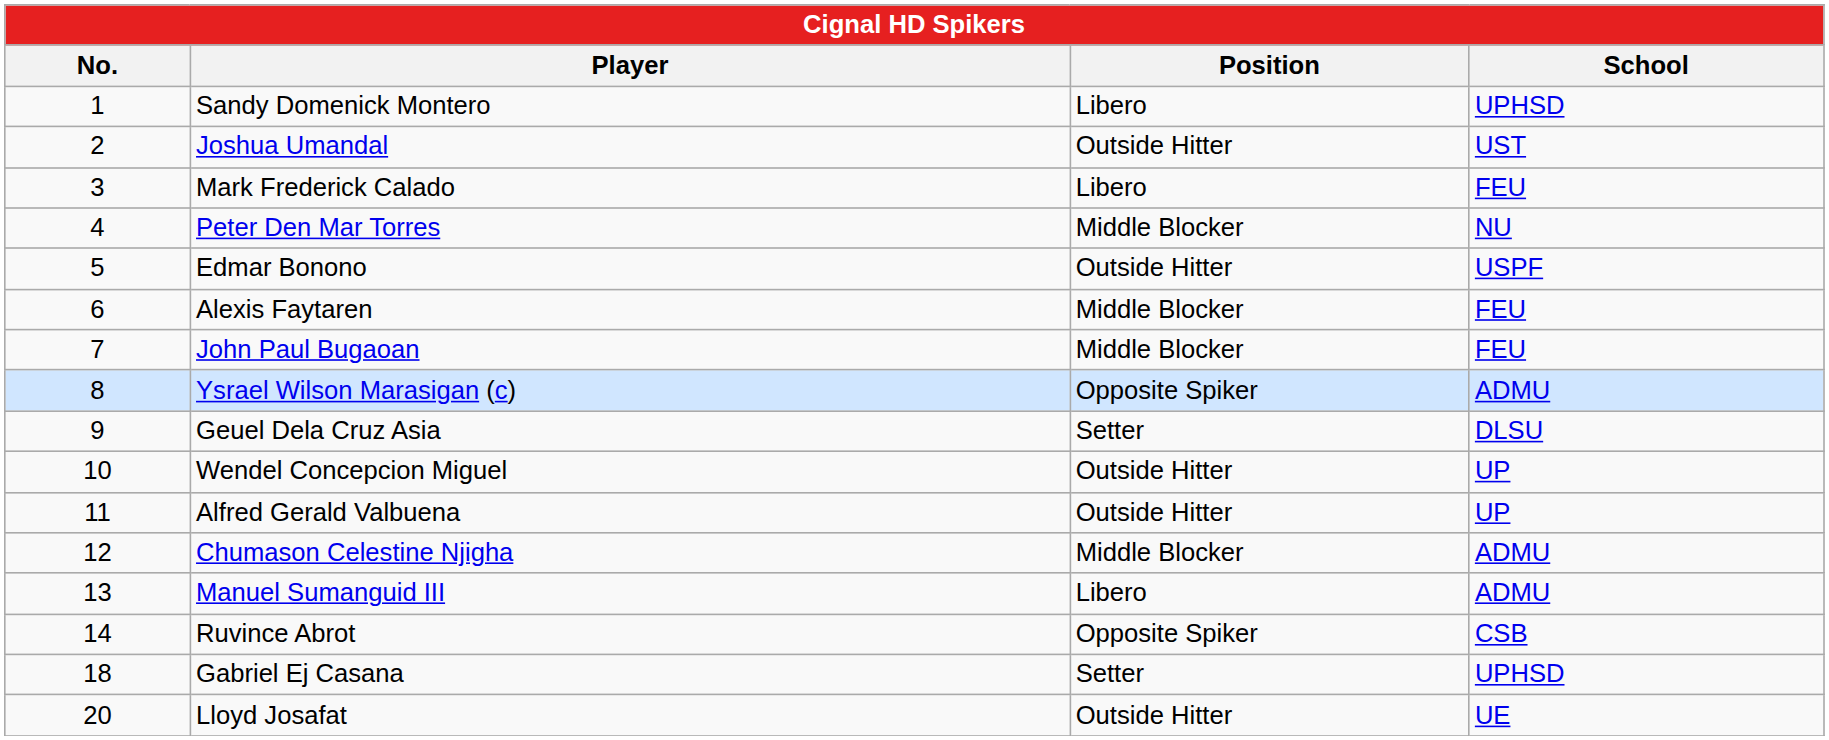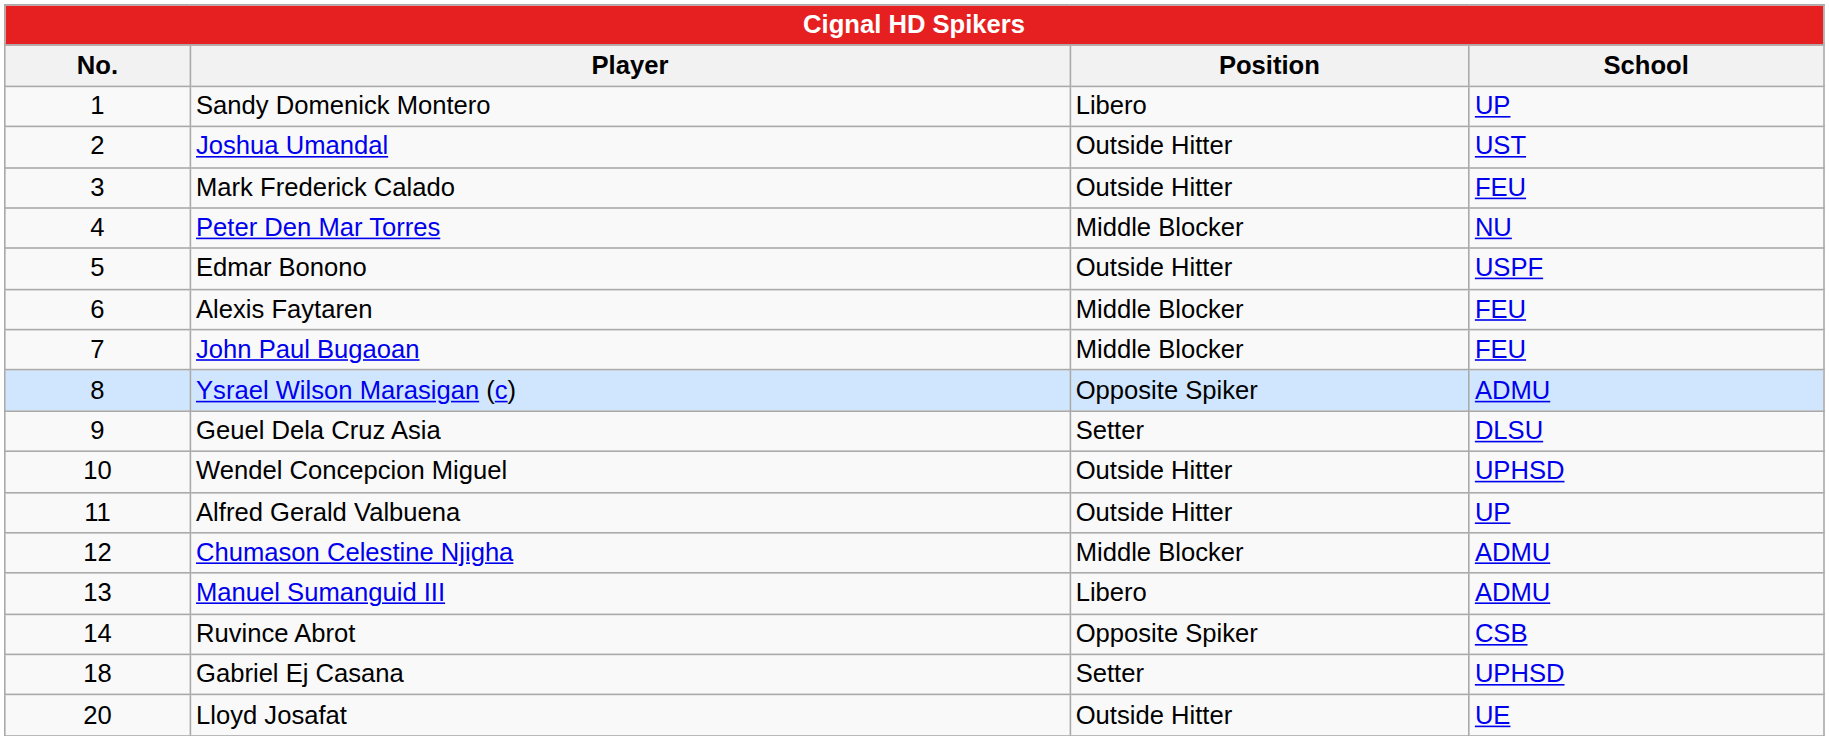(1520, 106) UPHSD -> (1493, 106) UP
(1111, 187) Libero -> (1154, 187) Outside Hitter
(1493, 471) UP -> (1520, 471) UPHSD
